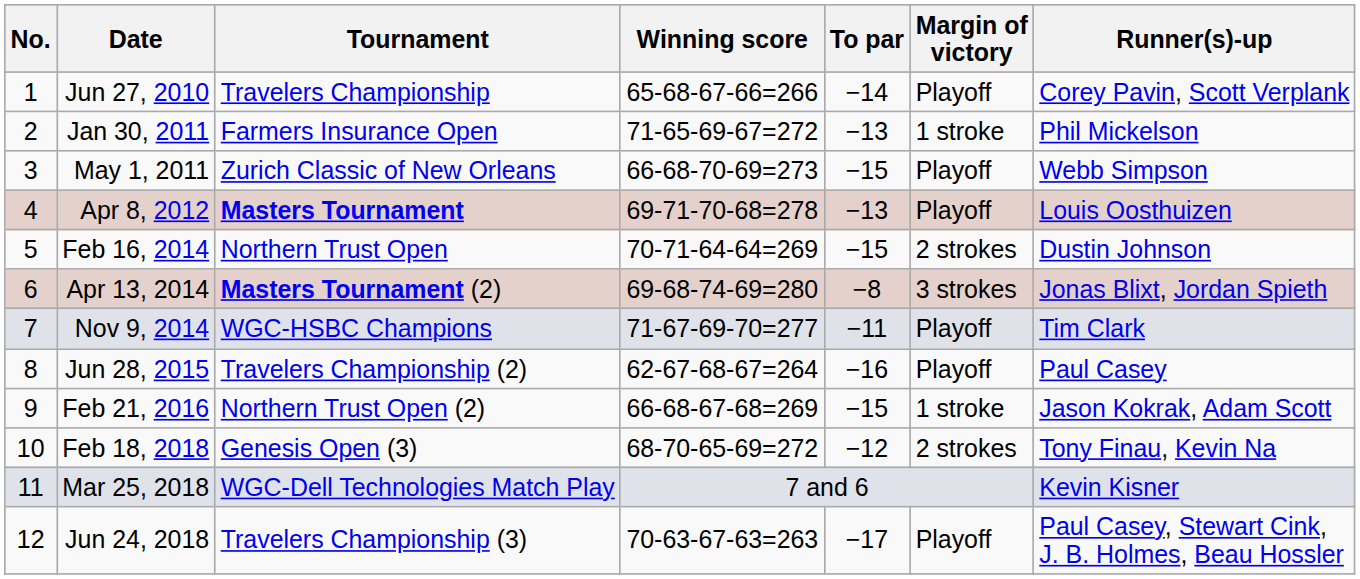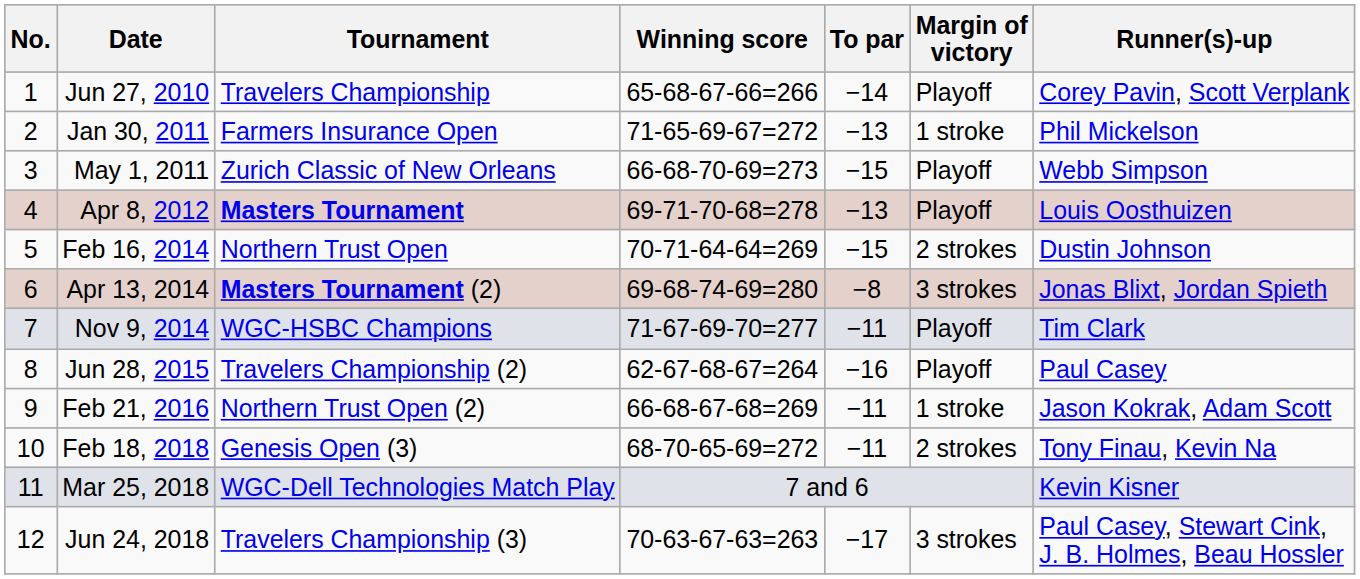(867, 408) −15 -> (867, 408) −11
(867, 447) −12 -> (867, 447) −11
(953, 540) Playoff -> (966, 540) 3 strokes
